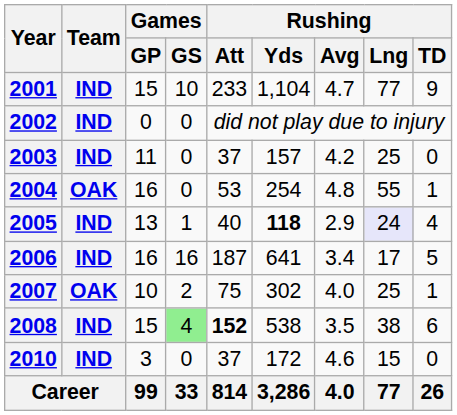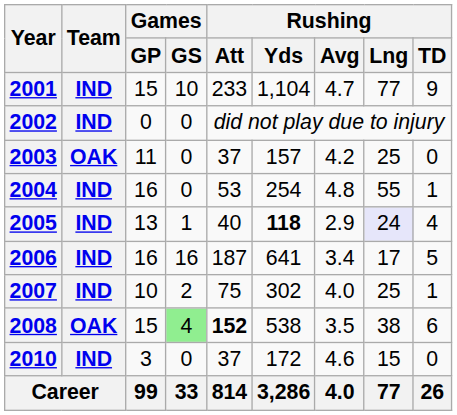(94, 156) IND -> (94, 156) OAK
(94, 190) OAK -> (94, 190) IND
(94, 291) OAK -> (94, 291) IND
(94, 325) IND -> (94, 325) OAK
